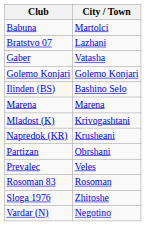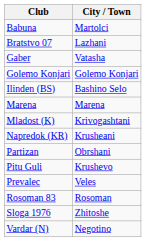+ row: (24, 167)
